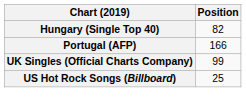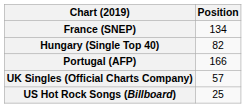+ row: (100, 29)
(218, 62) 99 -> (218, 78) 57
